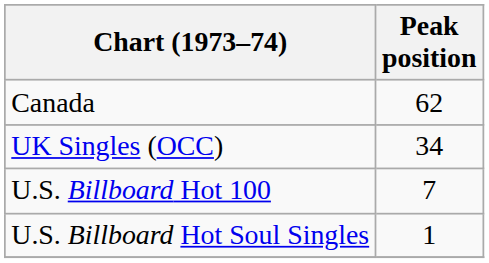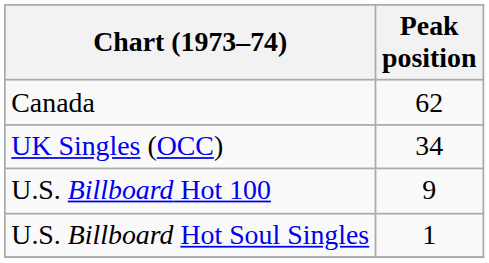(429, 190) 7 -> (429, 190) 9
